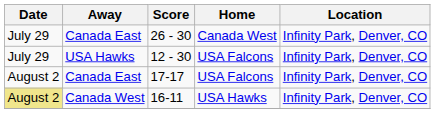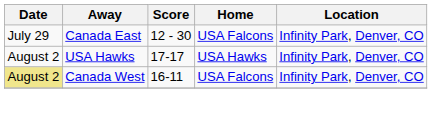- row: (171, 35)
(100, 56) USA Hawks -> (103, 35) Canada East
(103, 77) Canada East -> (100, 56) USA Hawks
(235, 77) USA Falcons -> (232, 56) USA Hawks
(232, 98) USA Hawks -> (235, 77) USA Falcons
